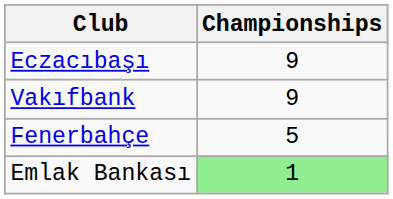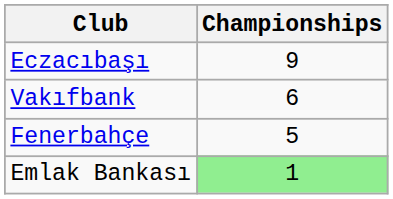(292, 99) 9 -> (292, 99) 6
